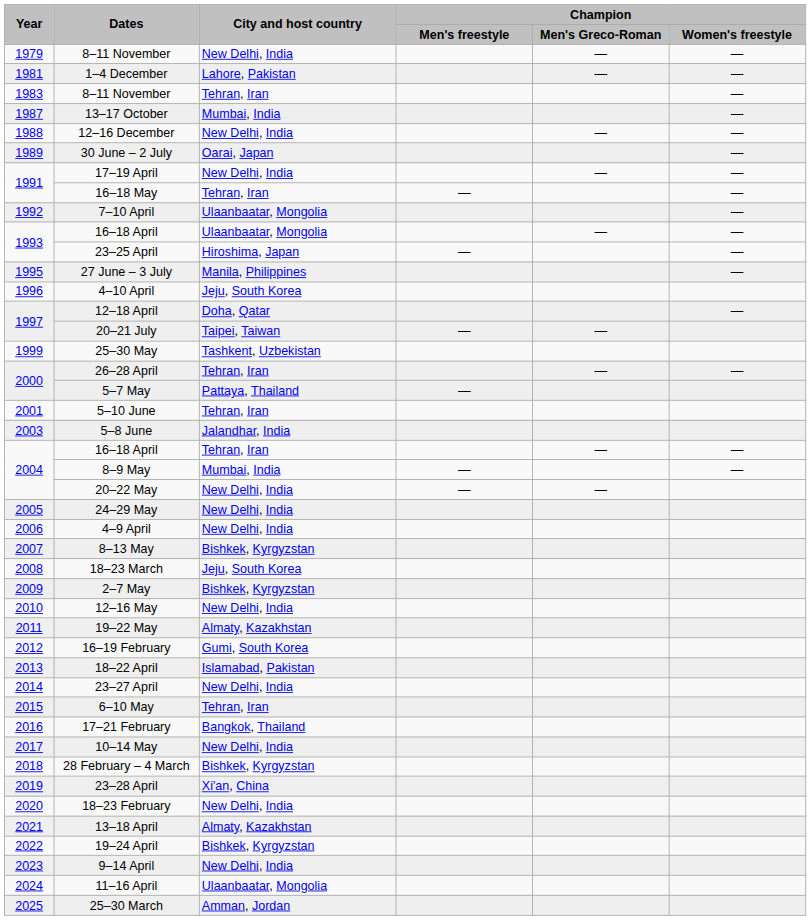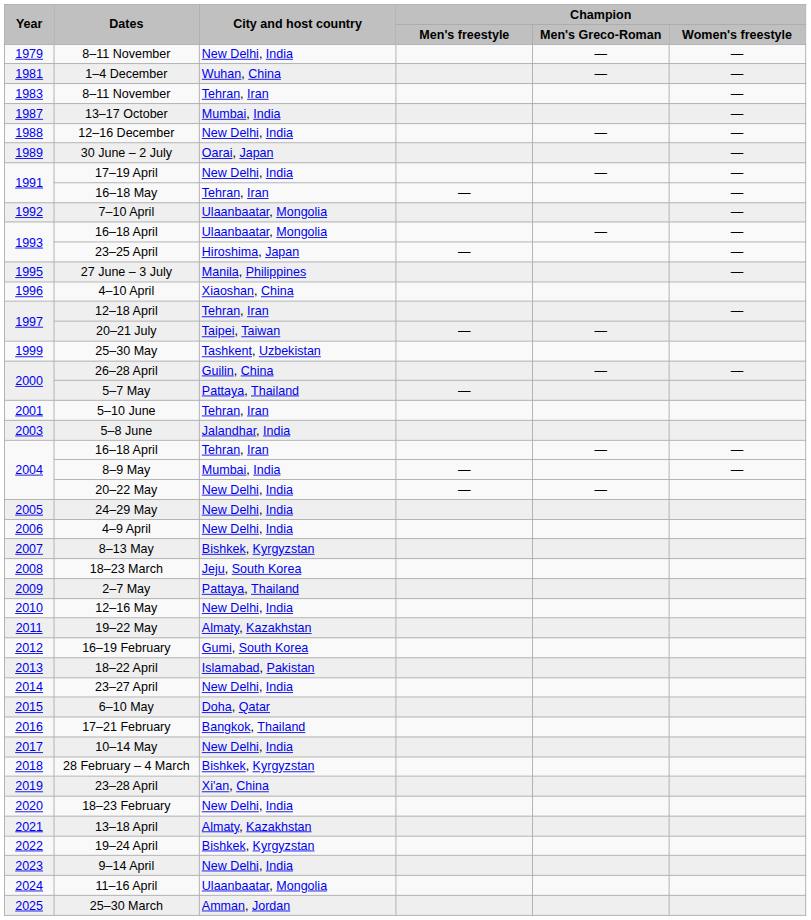(249, 74) Lahore, Pakistan -> (241, 74) Wuhan, China
(252, 292) Jeju, South Korea -> (248, 292) Xiaoshan, China
(236, 312) Doha, Qatar -> (235, 312) Tehran, Iran
(235, 371) Tehran, Iran -> (238, 371) Guilin, China
(258, 589) Bishkek, Kyrgyzstan -> (250, 589) Pattaya, Thailand
(235, 707) Tehran, Iran -> (236, 707) Doha, Qatar
